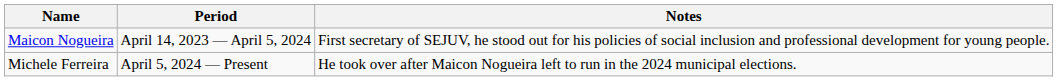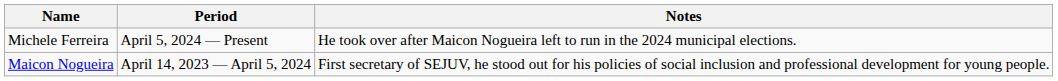rows swapped: (61, 40) <-> (58, 64)
